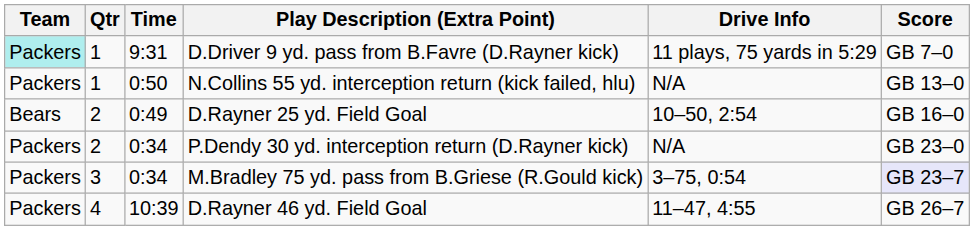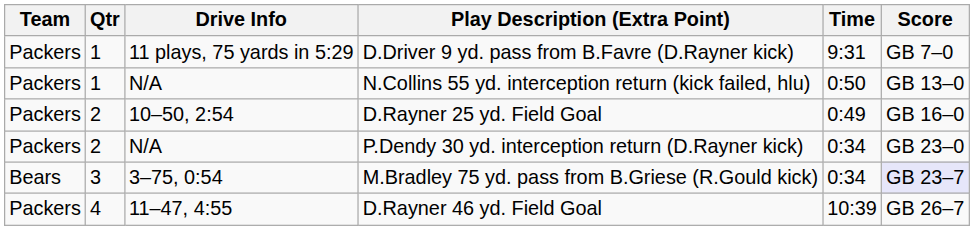columns swapped: (154, 20) <-> (765, 20)
(45, 51) paleturquoise background -> (45, 51) no background
(35, 114) Bears -> (45, 114) Packers
(45, 177) Packers -> (35, 177) Bears
